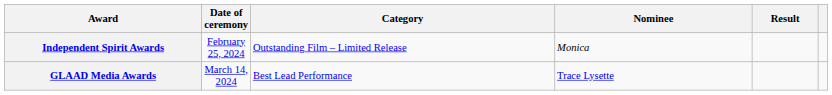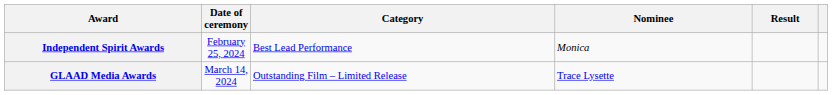(330, 47) Outstanding Film – Limited Release -> (302, 47) Best Lead Performance
(302, 76) Best Lead Performance -> (330, 76) Outstanding Film – Limited Release
